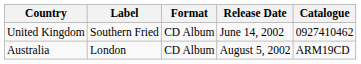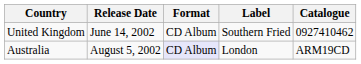columns swapped: (255, 13) <-> (124, 13)
(189, 50) no background -> (191, 50) lavender background
